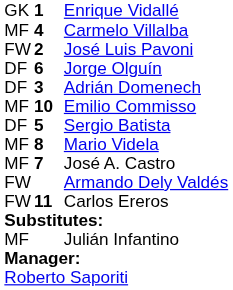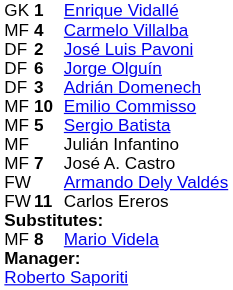(18, 49) FW -> (16, 49) DF
(16, 125) DF -> (17, 125) MF
rows swapped: (111, 144) <-> (121, 239)
